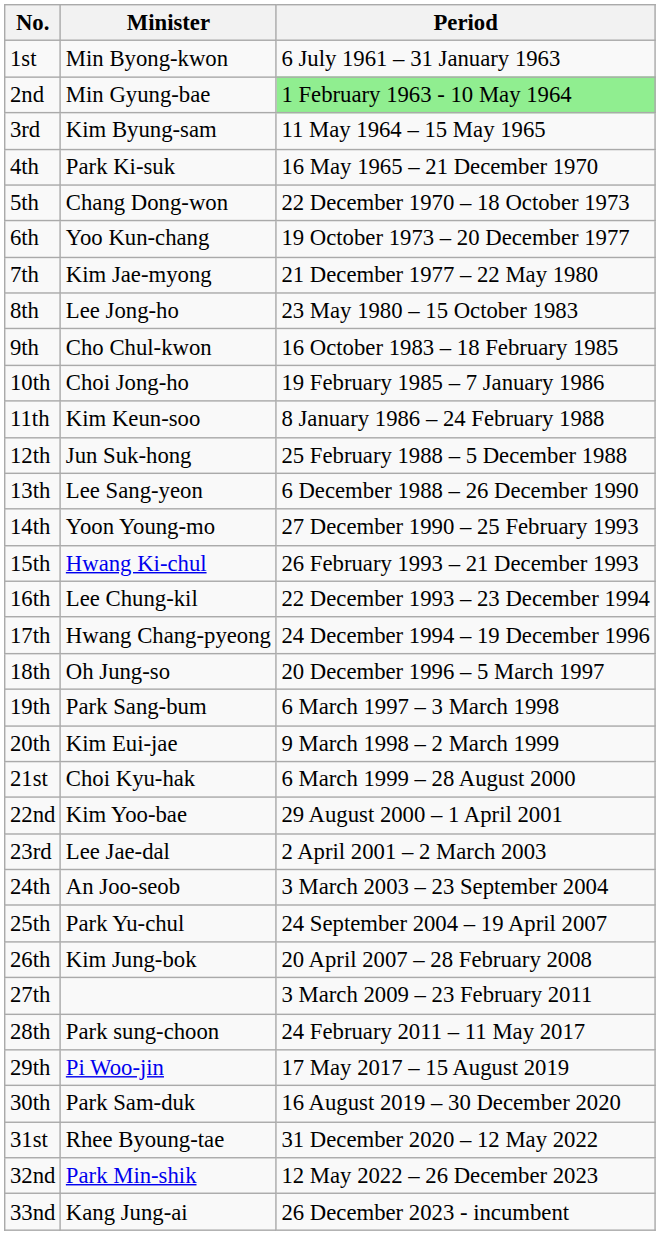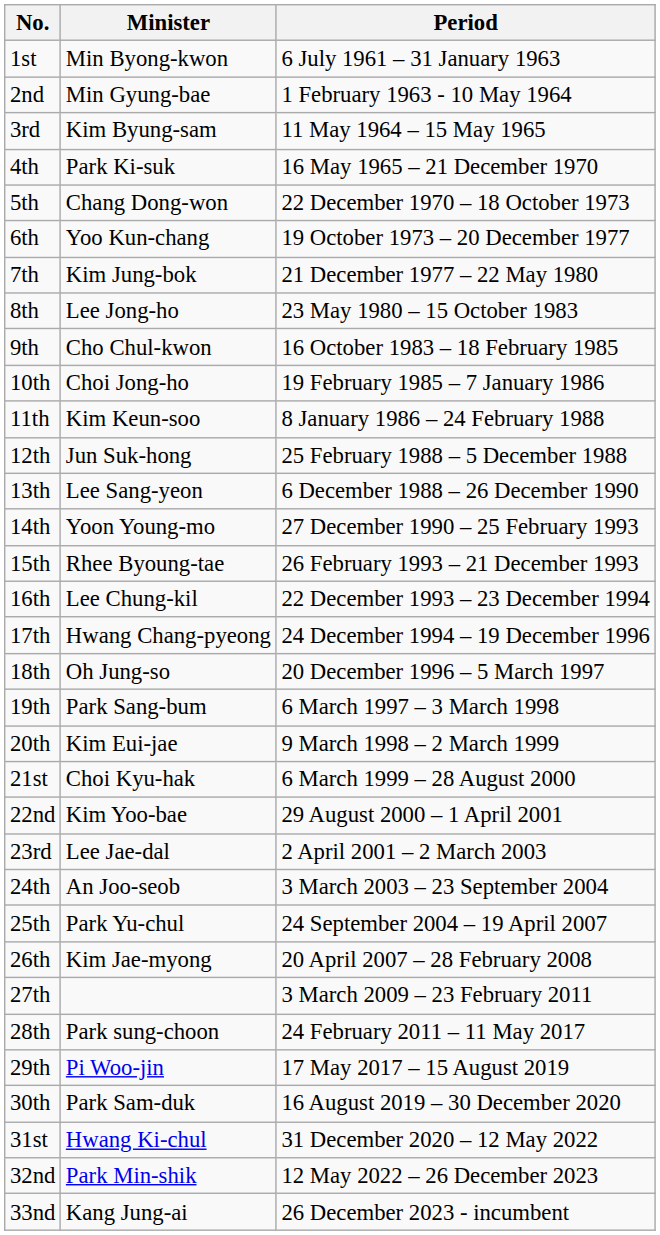(427, 94) lightgreen background -> (427, 94) no background
(139, 274) Kim Jae-myong -> (131, 274) Kim Jung-bok
(136, 563) Hwang Ki-chul -> (145, 563) Rhee Byoung-tae
(131, 959) Kim Jung-bok -> (139, 959) Kim Jae-myong
(145, 1139) Rhee Byoung-tae -> (136, 1139) Hwang Ki-chul
